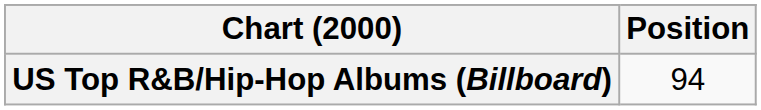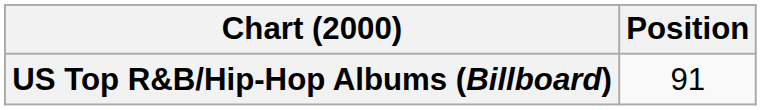(688, 78) 94 -> (688, 78) 91
